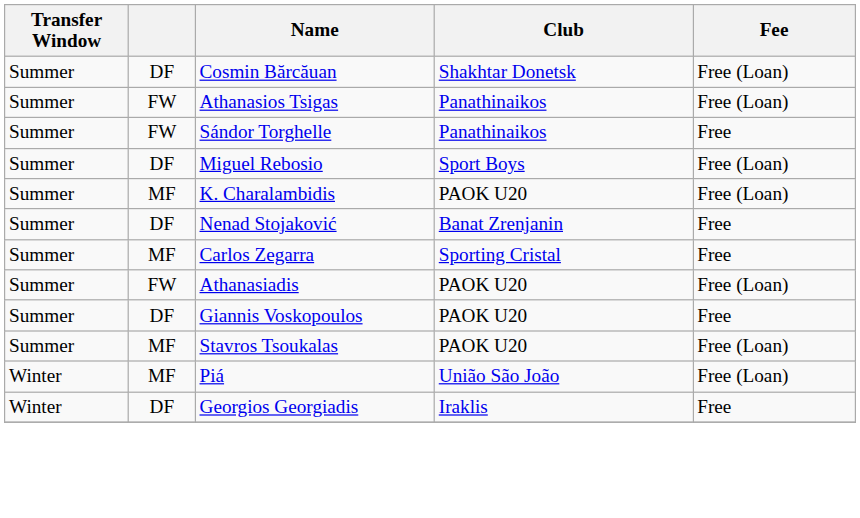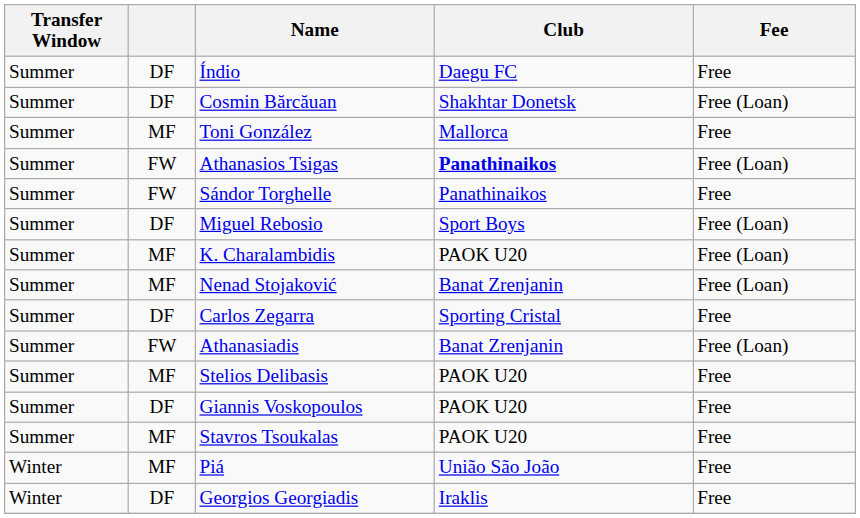+ row: (220, 71)
+ row: (256, 132)
(493, 102) normal -> (497, 163) bold
(162, 224) DF -> (162, 284) MF
(714, 224) Free -> (743, 284) Free (Loan)
(162, 254) MF -> (162, 315) DF
(483, 284) PAOK U20 -> (501, 345) Banat Zrenjanin
+ row: (264, 376)
(743, 345) Free (Loan) -> (714, 437) Free
(743, 376) Free (Loan) -> (714, 467) Free
